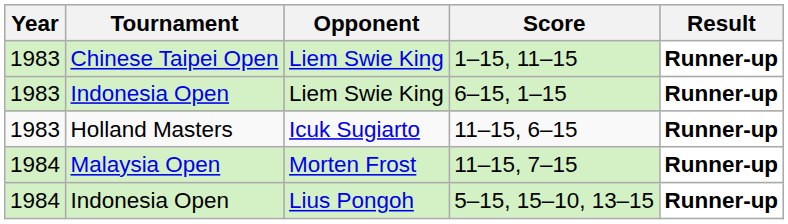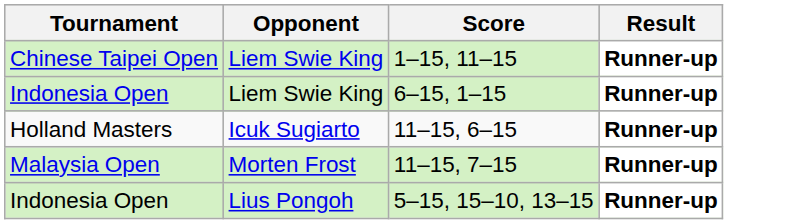- column: (35, 23)
